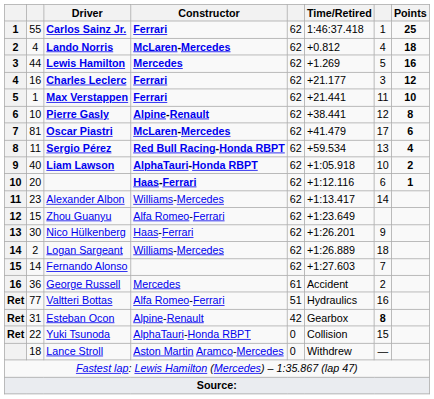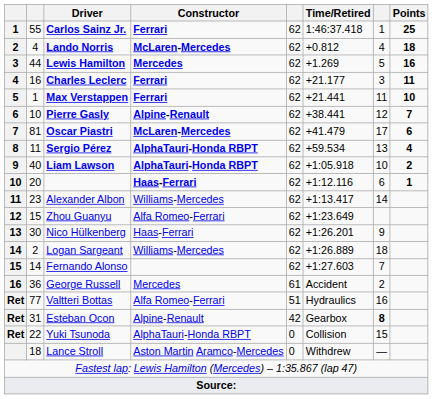(410, 80) 12 -> (409, 80) 11
(410, 114) 8 -> (409, 114) 7
(209, 148) Red Bull Racing-Honda RBPT -> (195, 148) AlphaTauri-Honda RBPT
